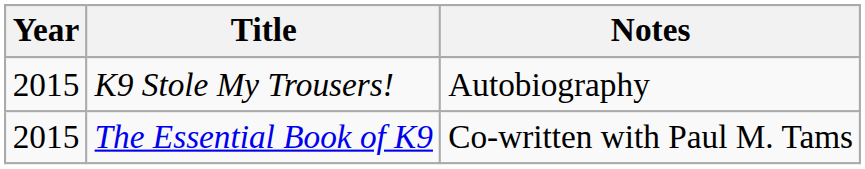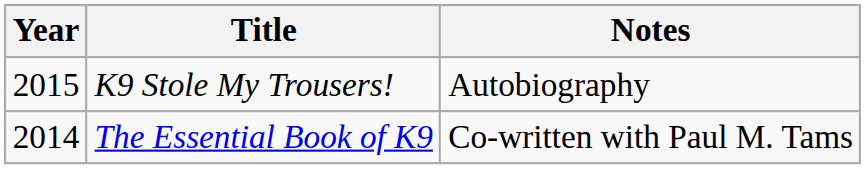(46, 136) 2015 -> (46, 136) 2014
